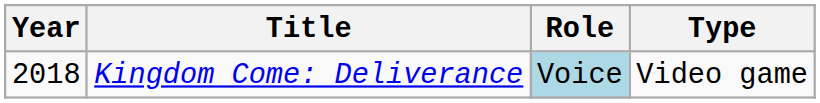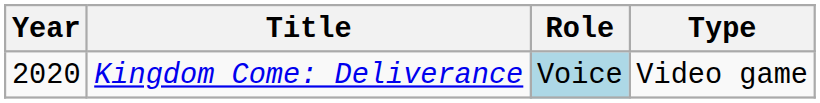(46, 75) 2018 -> (46, 75) 2020
